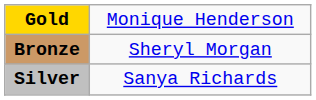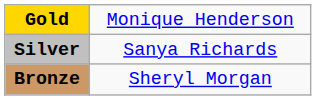rows swapped: (47, 79) <-> (47, 50)
